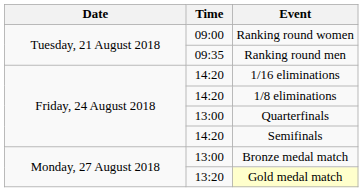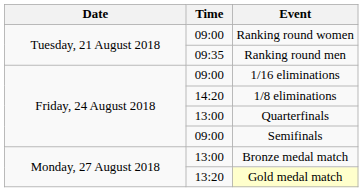(209, 75) 14:20 -> (209, 75) 09:00
(209, 136) 14:20 -> (209, 136) 09:00
